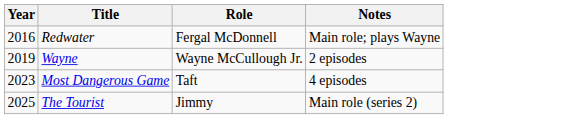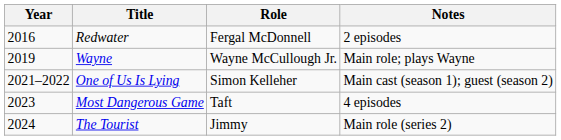(375, 37) Main role; plays Wayne -> (372, 37) 2 episodes
(338, 59) 2 episodes -> (409, 59) Main role; plays Wayne
+ row: (128, 80)
(21, 102) 2025 -> (21, 124) 2024
